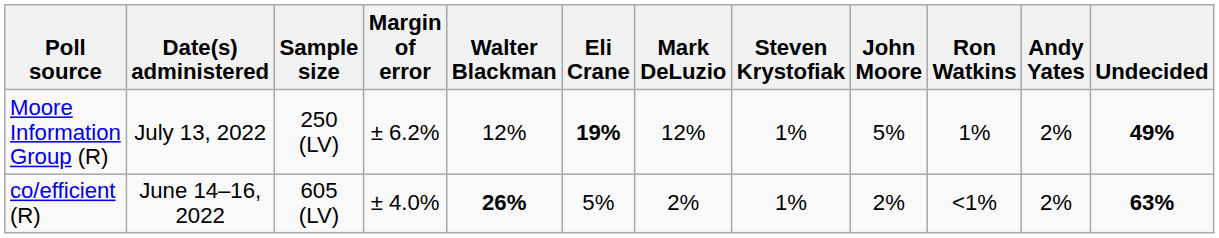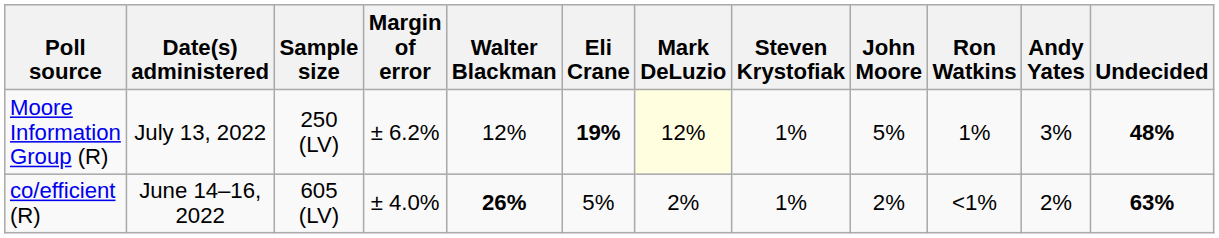(683, 132) no background -> (683, 132) lightyellow background
(1056, 132) 2% -> (1056, 132) 3%
(1152, 132) 49% -> (1152, 132) 48%
